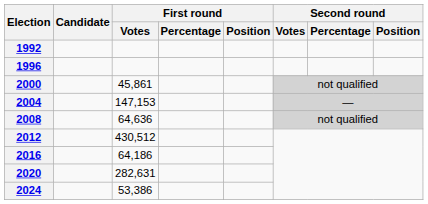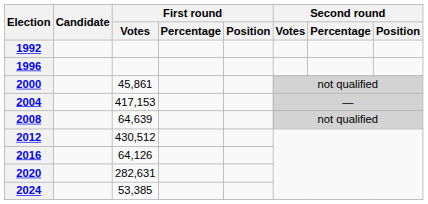(135, 102) 147,153 -> (135, 102) 417,153
(135, 119) 64,636 -> (135, 119) 64,639
(135, 155) 64,186 -> (135, 155) 64,126
(135, 191) 53,386 -> (135, 191) 53,385
